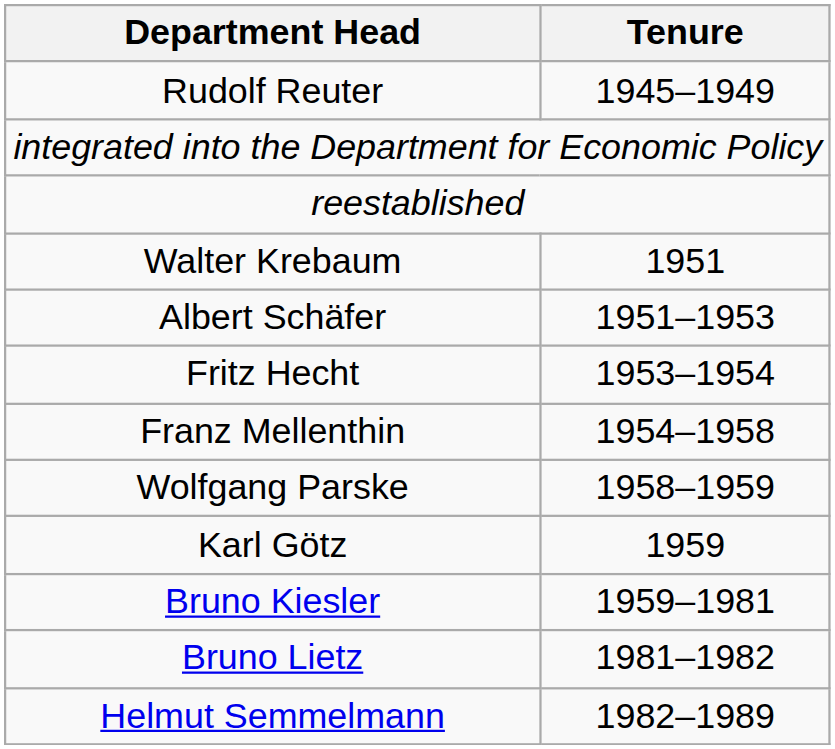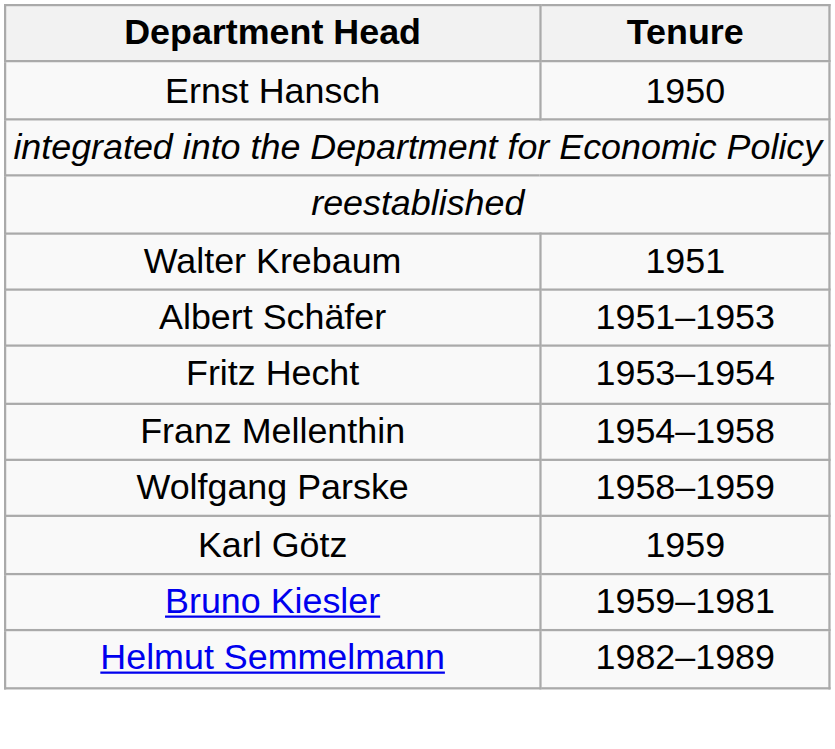- row: (273, 89)
+ row: (273, 89)
- row: (273, 658)
